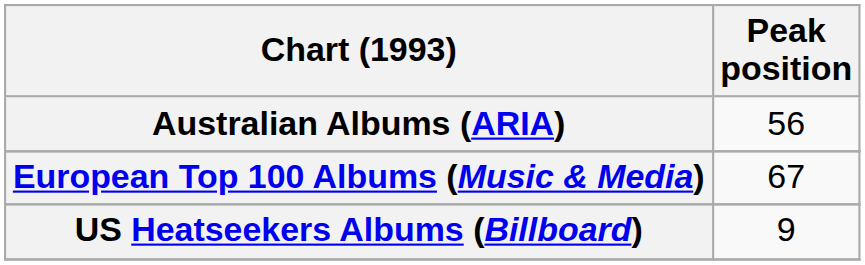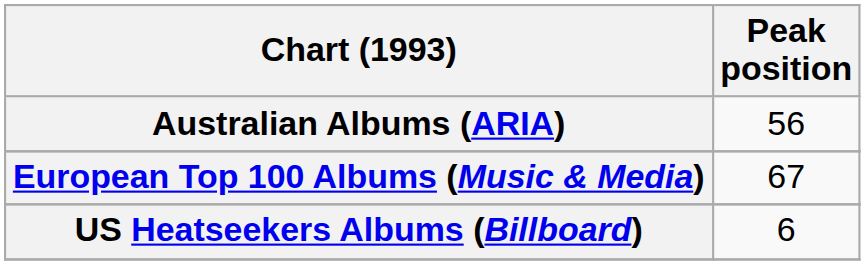(786, 230) 9 -> (786, 230) 6
